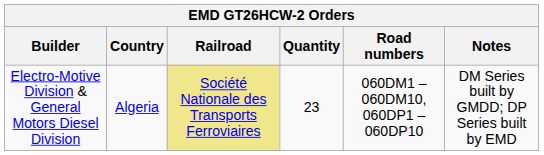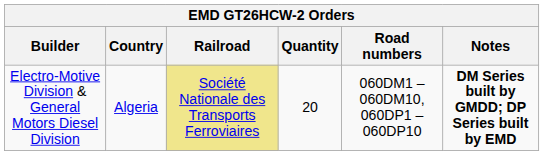(312, 107) 23 -> (310, 107) 20
(492, 107) normal -> (491, 107) bold
